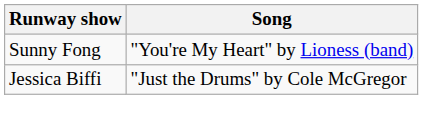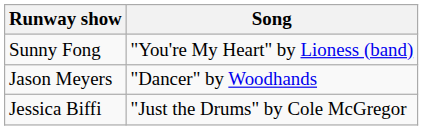+ row: (61, 79)
